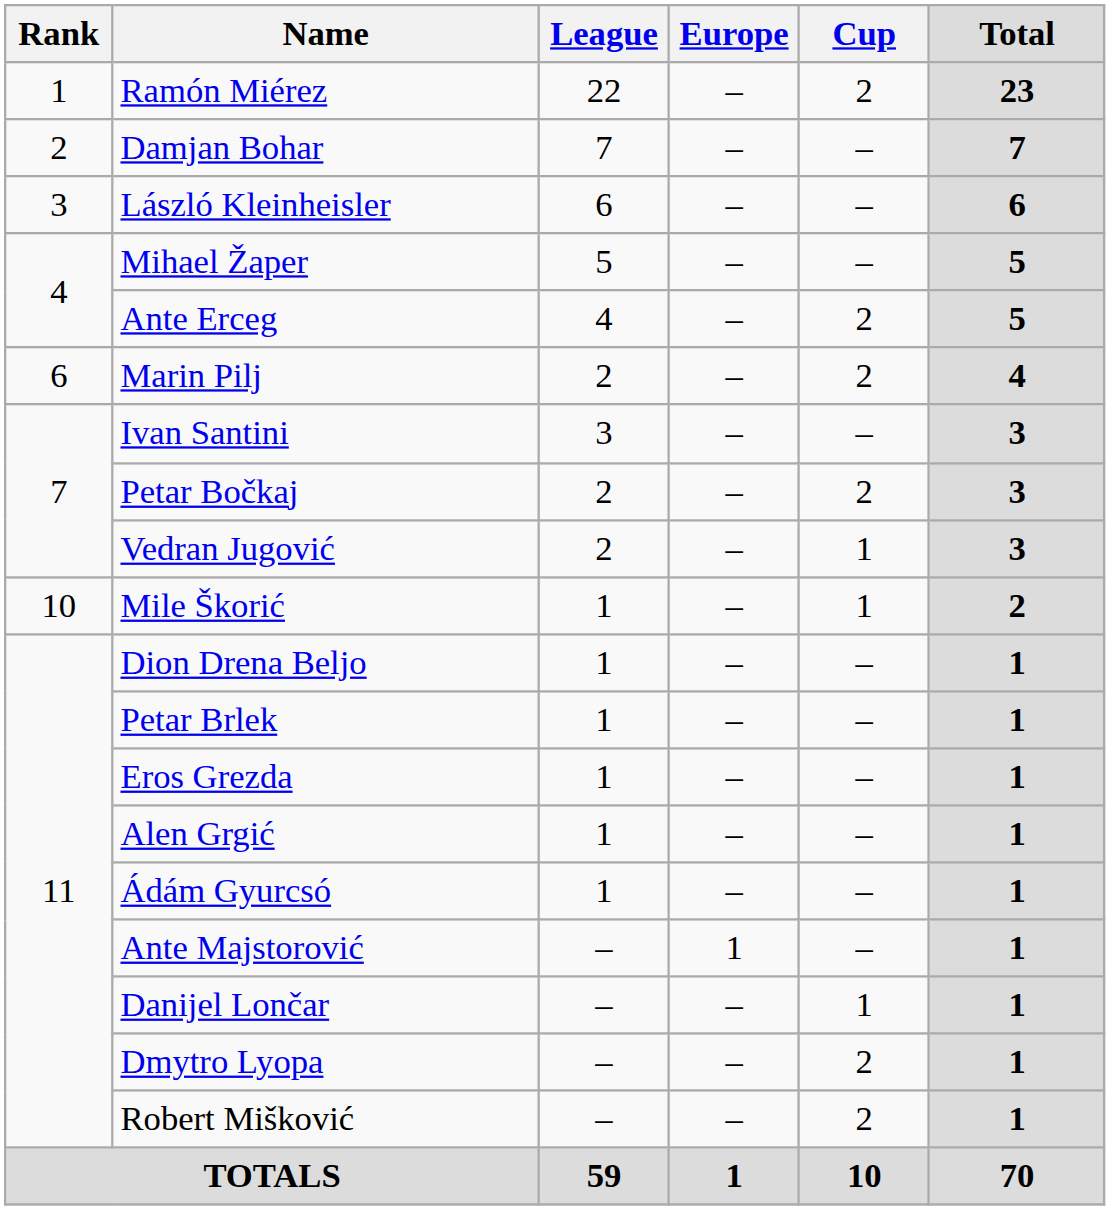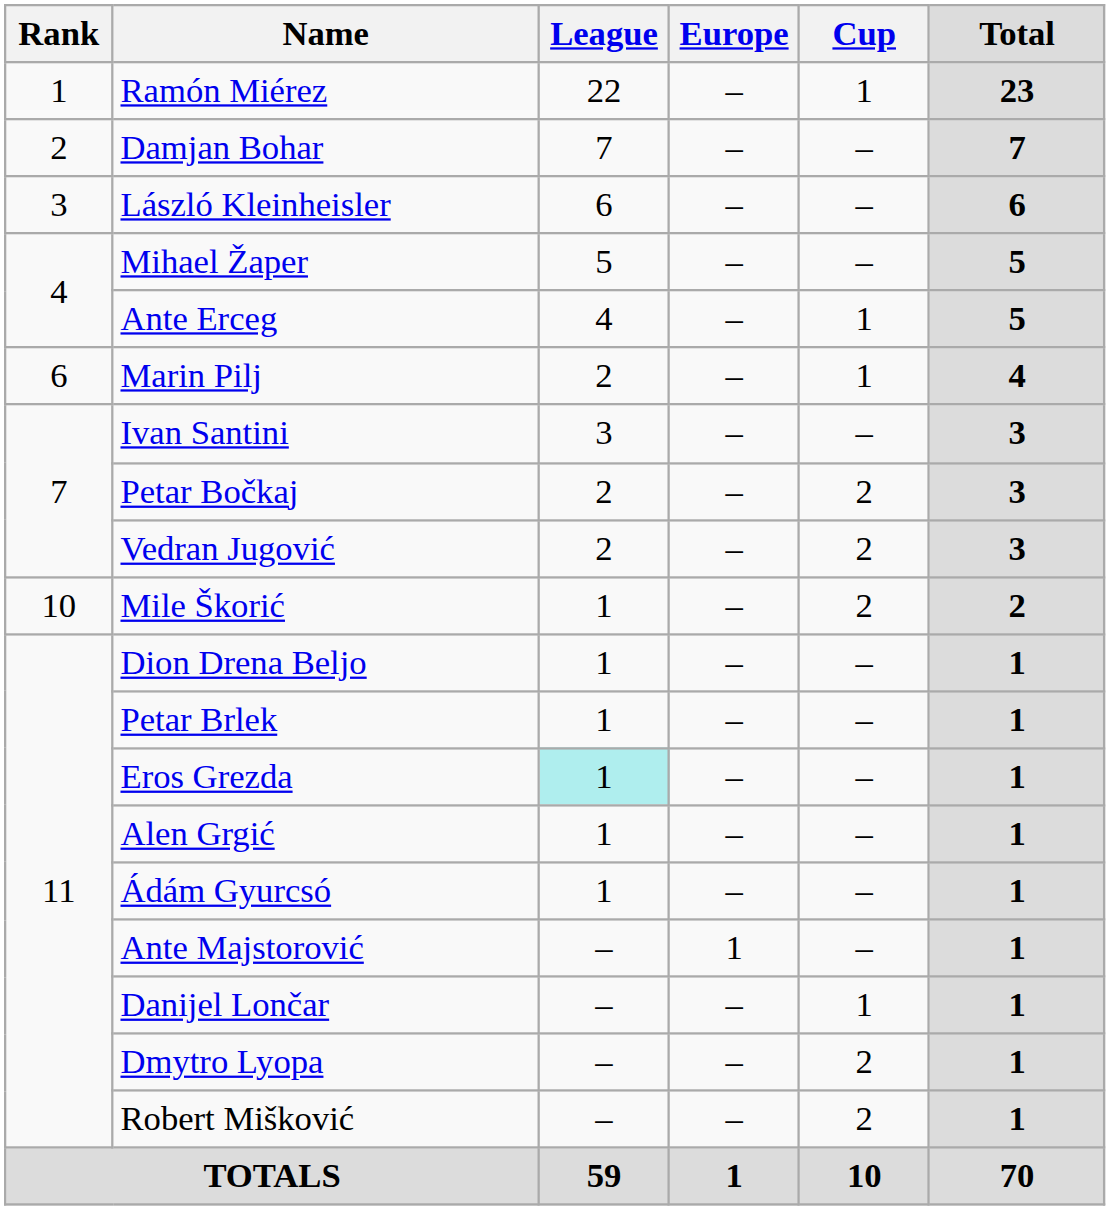(864, 90) 2 -> (864, 90) 1
(864, 318) 2 -> (864, 318) 1
(864, 376) 2 -> (864, 376) 1
(864, 547) 1 -> (864, 547) 2
(864, 604) 1 -> (864, 604) 2
(604, 776) no background -> (604, 776) paleturquoise background
